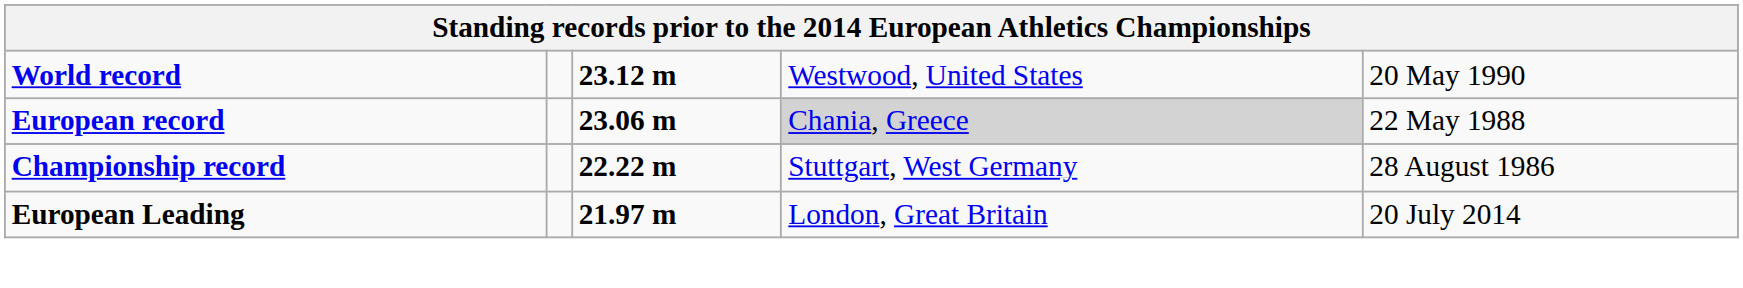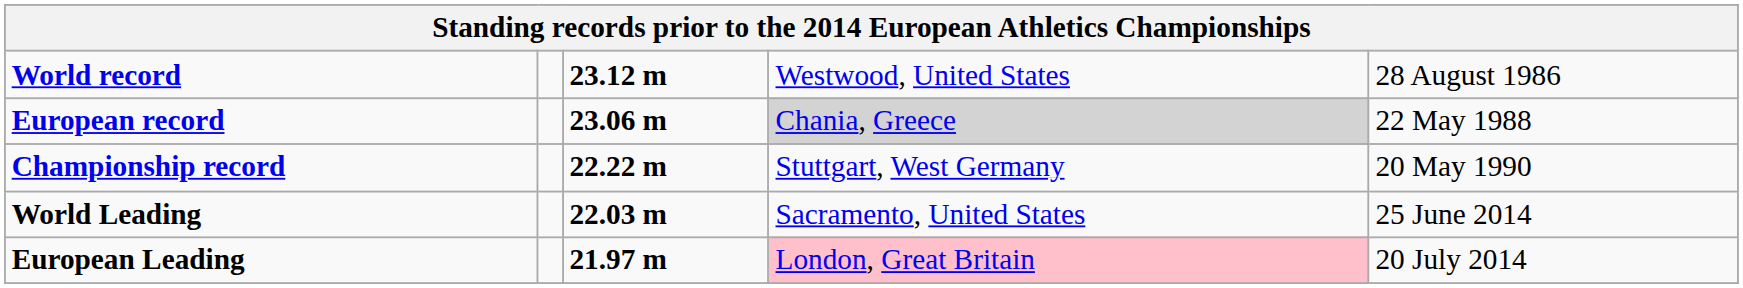(1447, 74) 20 May 1990 -> (1468, 74) 28 August 1986
(1462, 167) 28 August 1986 -> (1453, 167) 20 May 1990
+ row: (106, 213)
(918, 213) no background -> (905, 259) pink background
